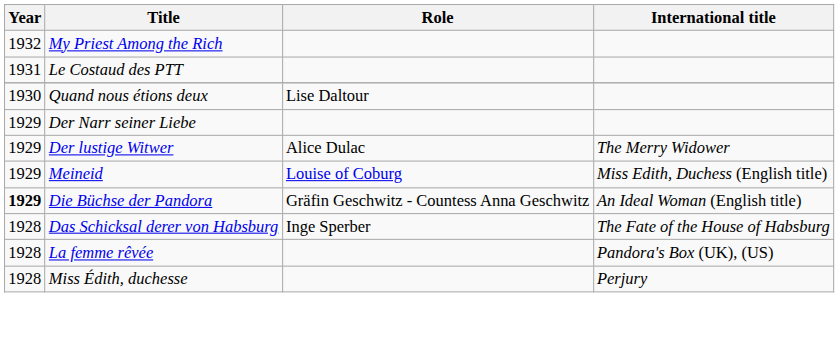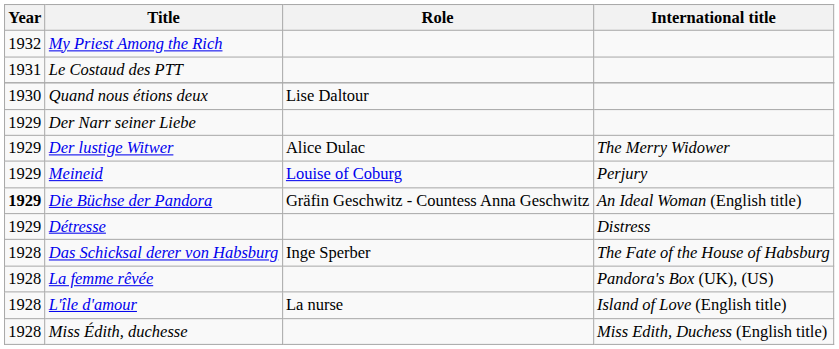(712, 174) Miss Edith, Duchess (English title) -> (622, 174) Perjury
+ row: (77, 226)
+ row: (93, 305)
(622, 278) Perjury -> (712, 331) Miss Edith, Duchess (English title)
